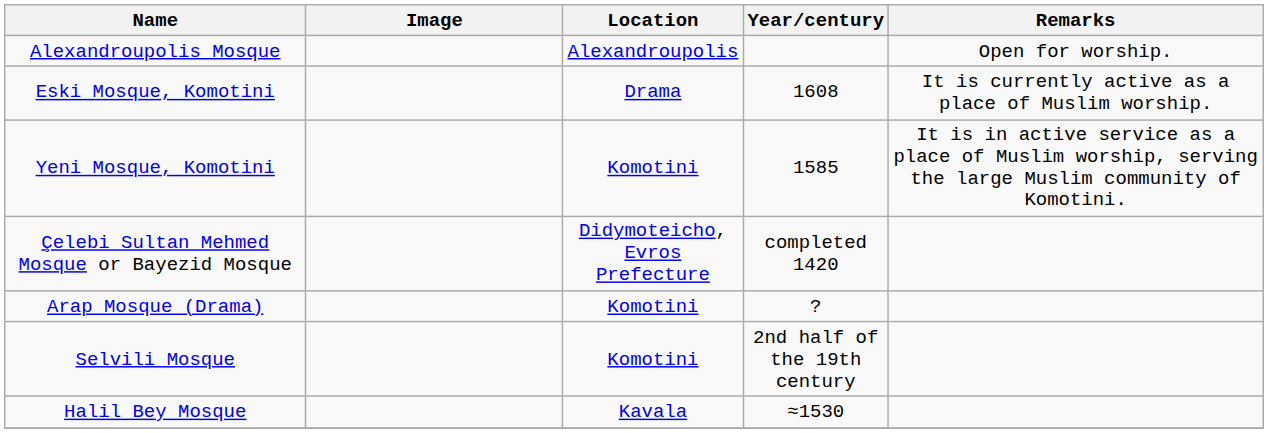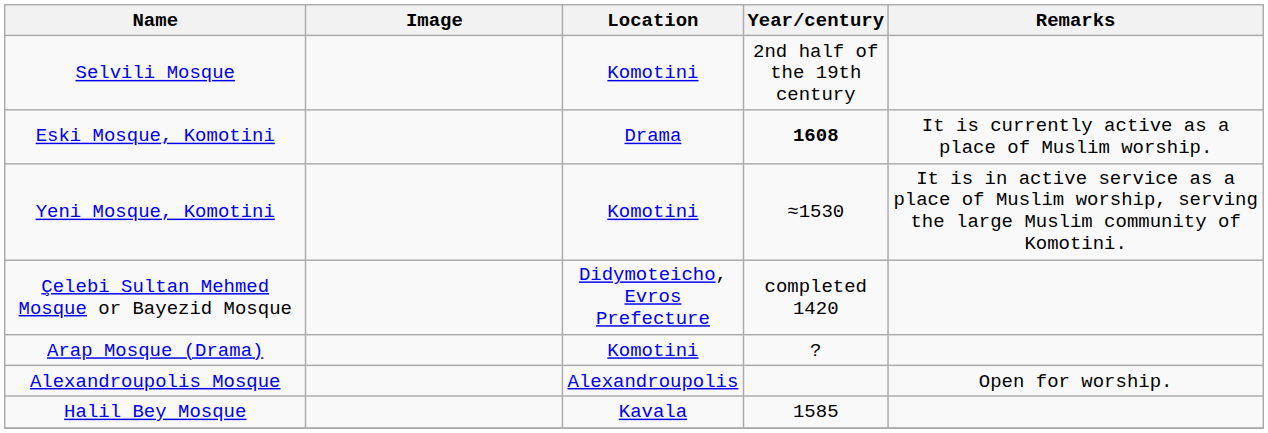rows swapped: (155, 51) <-> (155, 359)
(816, 93) normal -> (816, 137) bold
(816, 168) 1585 -> (816, 212) ≈1530
(816, 412) ≈1530 -> (816, 412) 1585
